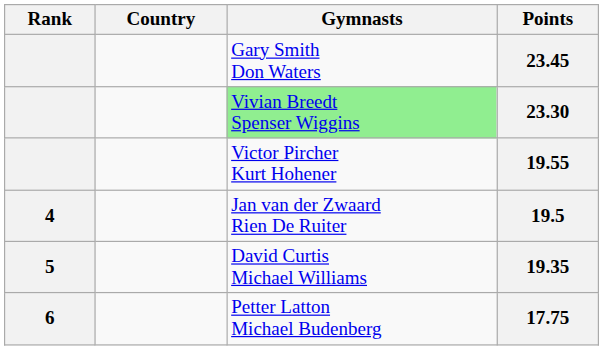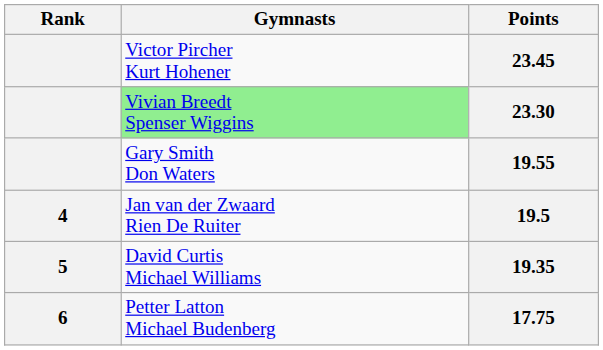- column: (161, 19)
(276, 60) Gary Smith Don Waters -> (179, 60) Victor Pircher Kurt Hohener
(285, 163) Victor Pircher Kurt Hohener -> (170, 163) Gary Smith Don Waters
